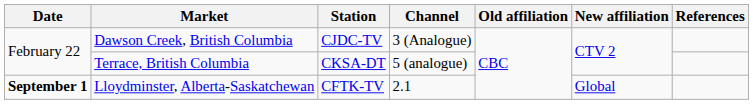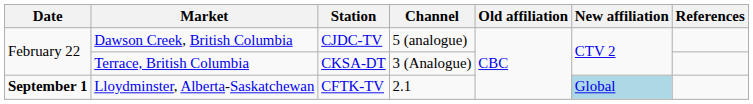(432, 39) 3 (Analogue) -> (430, 39) 5 (analogue)
(430, 63) 5 (analogue) -> (432, 63) 3 (Analogue)
(595, 87) no background -> (595, 87) lightblue background
